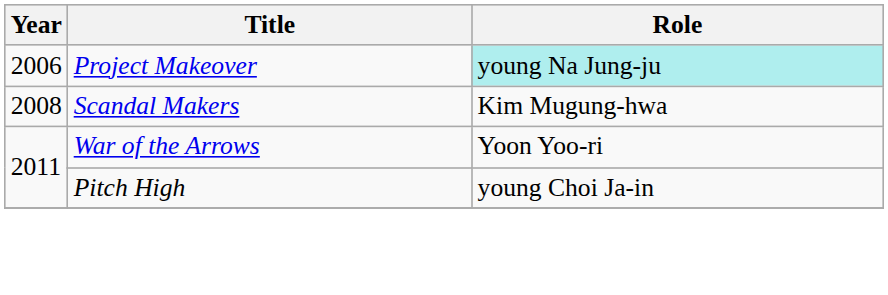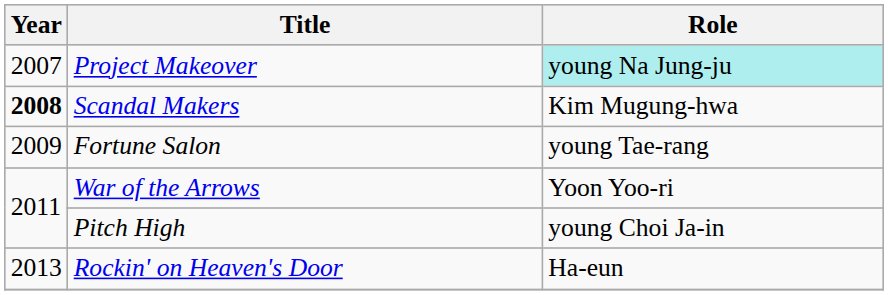(36, 65) 2006 -> (36, 65) 2007
(36, 106) normal -> (36, 106) bold
+ row: (147, 146)
+ row: (208, 268)
